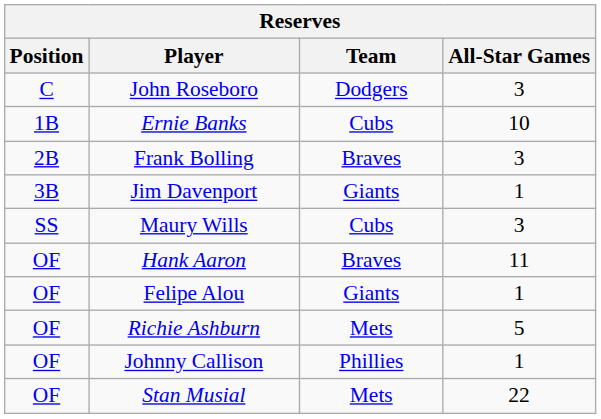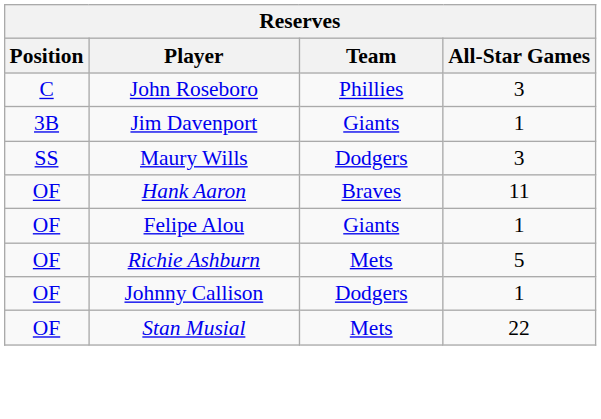(371, 89) Dodgers -> (371, 89) Phillies
- row: (194, 123)
- row: (194, 157)
(371, 225) Cubs -> (371, 157) Dodgers
(371, 361) Phillies -> (371, 293) Dodgers
